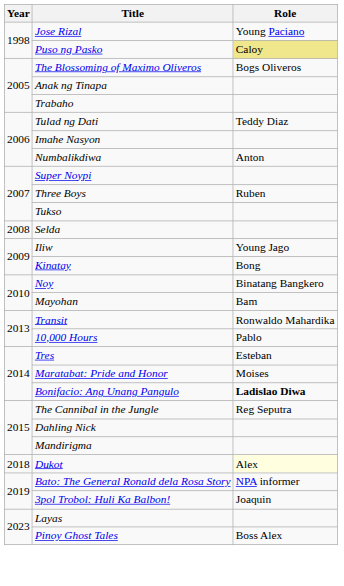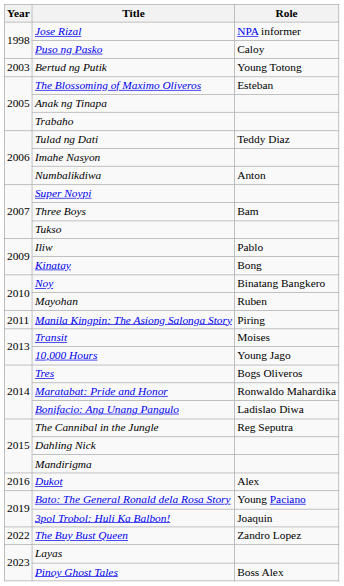(270, 31) Young Paciano -> (269, 31) NPA informer
(249, 49) khaki background -> (251, 49) no background
+ row: (71, 67)
(268, 67) Bogs Oliveros -> (255, 85) Esteban
(251, 193) Ruben -> (248, 211) Bam
- row: (48, 229)
(263, 247) Young Jago -> (250, 247) Pablo
(247, 301) Bam -> (252, 301) Ruben
+ row: (133, 319)
(285, 319) Ronwaldo Mahardika -> (254, 337) Moises
(249, 337) Pablo -> (264, 355) Young Jago
(254, 355) Esteban -> (270, 373) Bogs Oliveros
(252, 373) Moises -> (287, 391) Ronwaldo Mahardika
(271, 391) bold -> (270, 409) normal
(18, 463) 2018 -> (18, 481) 2016
(247, 463) lightyellow background -> (248, 481) no background
(268, 481) NPA informer -> (271, 499) Young Paciano
+ row: (81, 535)
